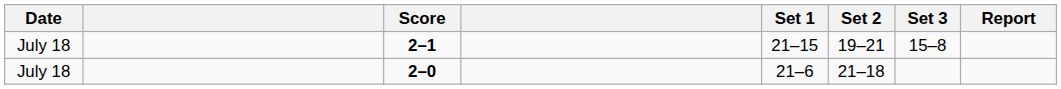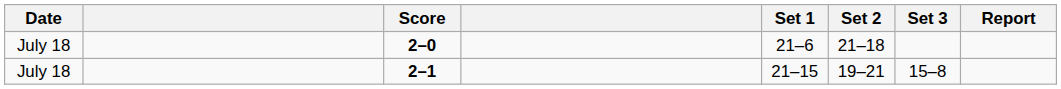rows swapped: (422, 72) <-> (422, 45)
